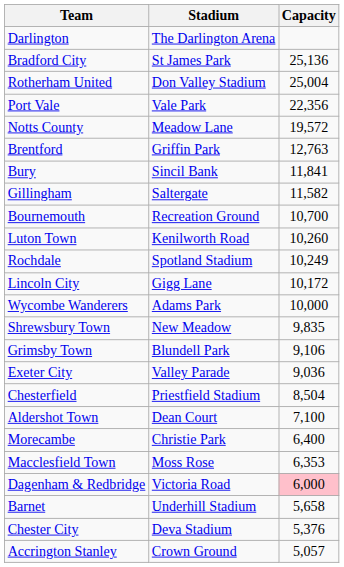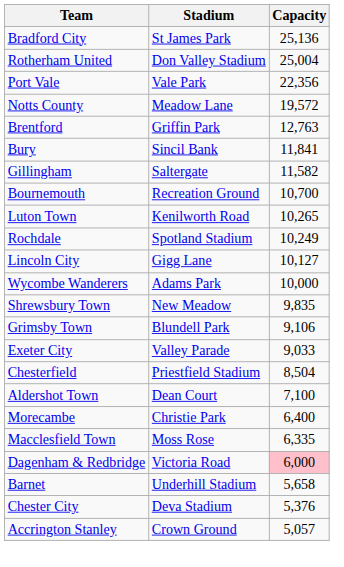- row: (38, 37)
(309, 238) 10,260 -> (299, 216) 10,265
(309, 283) 10,172 -> (299, 261) 10,127
(309, 372) 9,036 -> (299, 350) 9,033
(309, 462) 6,353 -> (299, 439) 6,335
